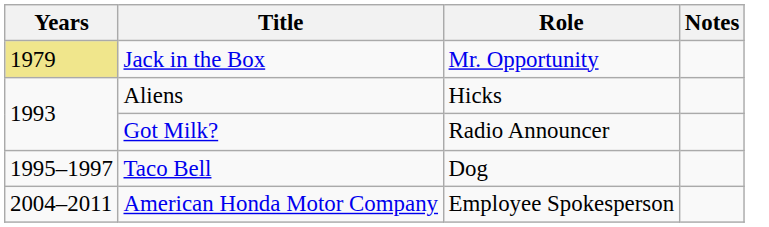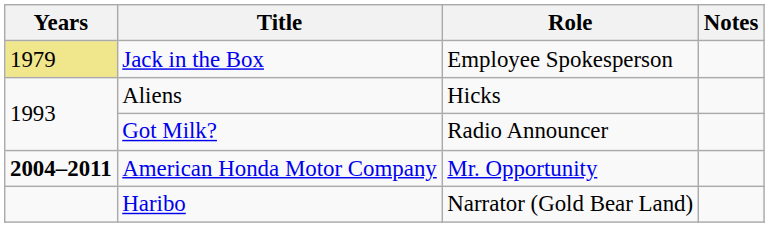(524, 58) Mr. Opportunity -> (560, 58) Employee Spokesperson
- row: (167, 167)
(61, 204) normal -> (61, 167) bold
(561, 204) Employee Spokesperson -> (522, 167) Mr. Opportunity
+ row: (154, 204)
